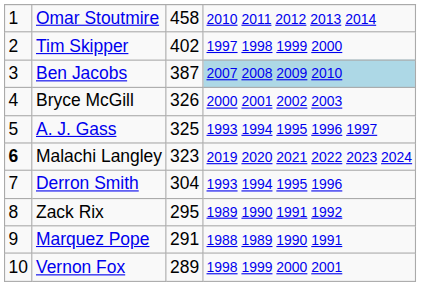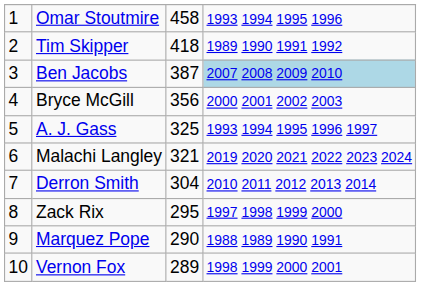(291, 18) 2010 2011 2012 2013 2014 -> (274, 18) 1993 1994 1995 1996
(185, 45) 402 -> (185, 45) 418
(274, 46) 1997 1998 1999 2000 -> (274, 46) 1989 1990 1991 1992
(185, 101) 326 -> (185, 101) 356
(13, 156) bold -> (13, 156) normal
(185, 156) 323 -> (185, 156) 321
(274, 184) 1993 1994 1995 1996 -> (291, 184) 2010 2011 2012 2013 2014
(274, 212) 1989 1990 1991 1992 -> (274, 212) 1997 1998 1999 2000
(185, 239) 291 -> (185, 239) 290
